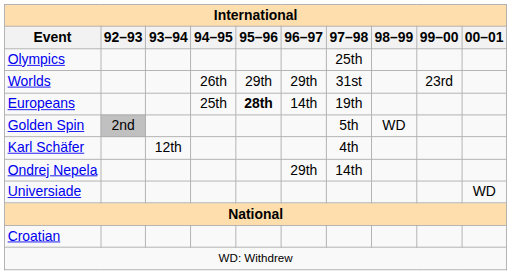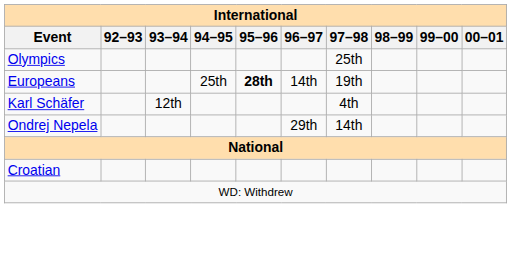- row: (29, 81)
- row: (46, 125)
- row: (44, 192)
